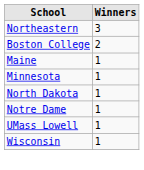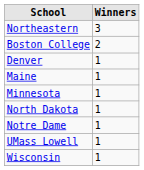+ row: (25, 61)
